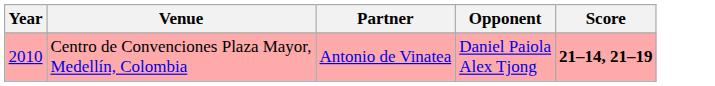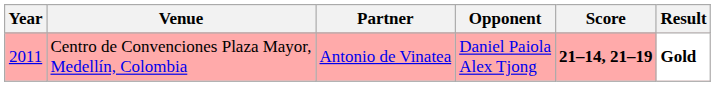+ column: (684, 18)
(26, 56) 2010 -> (26, 56) 2011
